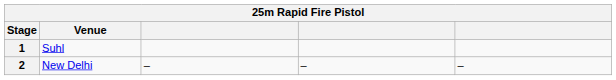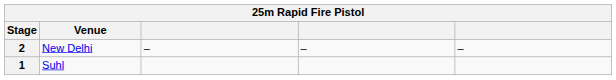rows swapped: (22, 48) <-> (22, 65)
